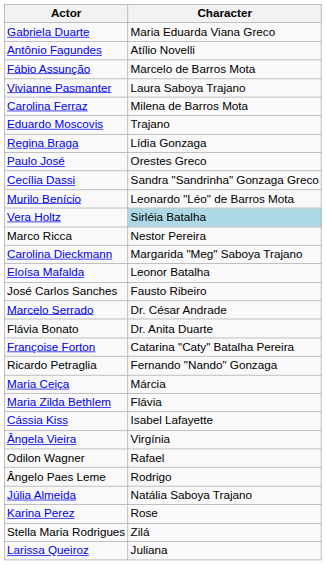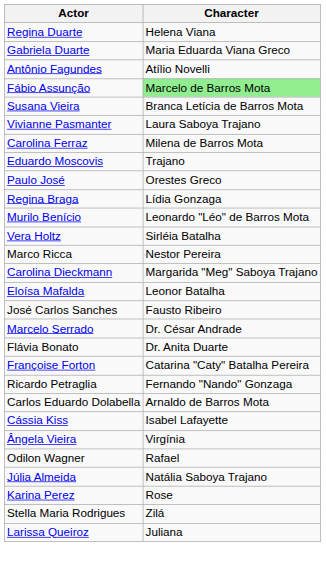+ row: (45, 32)
(193, 69) no background -> (208, 87) lightgreen background
+ row: (43, 106)
rows swapped: (36, 161) <-> (43, 143)
- row: (41, 180)
(168, 217) lightblue background -> (183, 236) no background
- row: (38, 384)
- row: (59, 402)
+ row: (74, 402)
- row: (56, 476)
